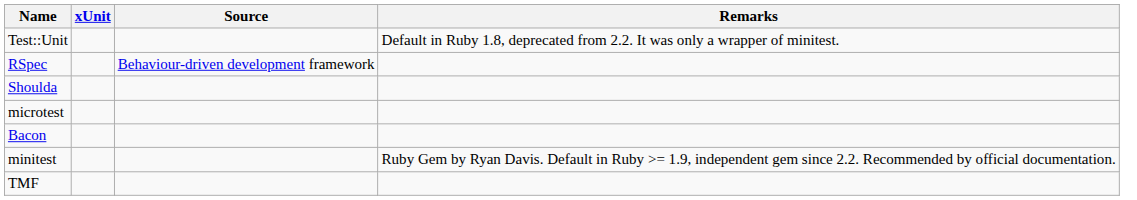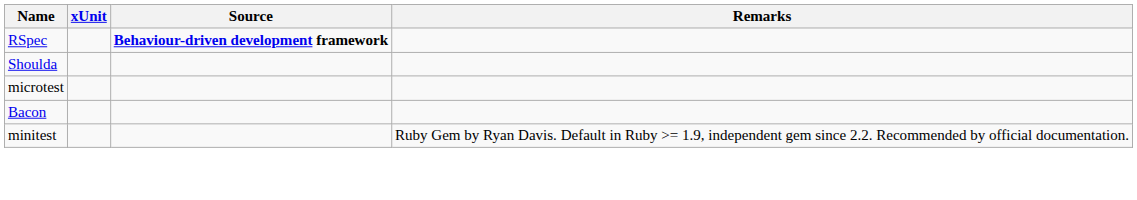- row: (38, 40)
(246, 64) normal -> (251, 40) bold
- row: (23, 183)
